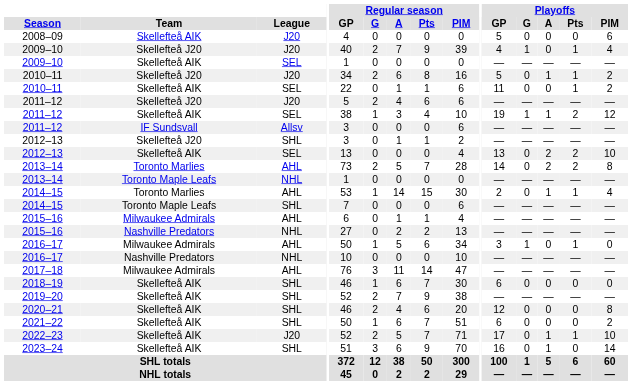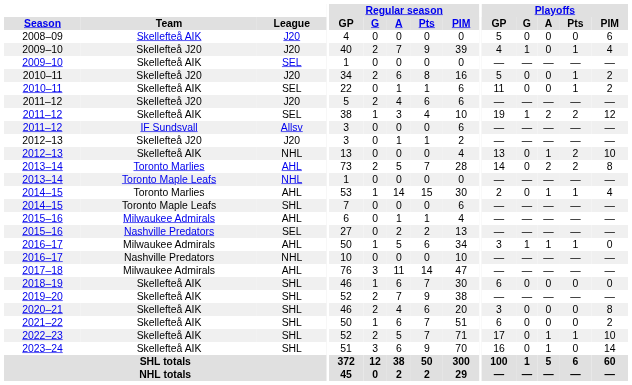(548, 75) 1 -> (548, 75) 0
(548, 114) 1 -> (548, 114) 2
(292, 140) SHL -> (292, 140) J20
(292, 153) SEL -> (292, 153) NHL
(548, 153) 2 -> (548, 153) 1
(292, 231) NHL -> (292, 231) SEL
(548, 244) 0 -> (548, 244) 1
(499, 309) 12 -> (499, 309) 3
(292, 335) J20 -> (292, 335) SHL
